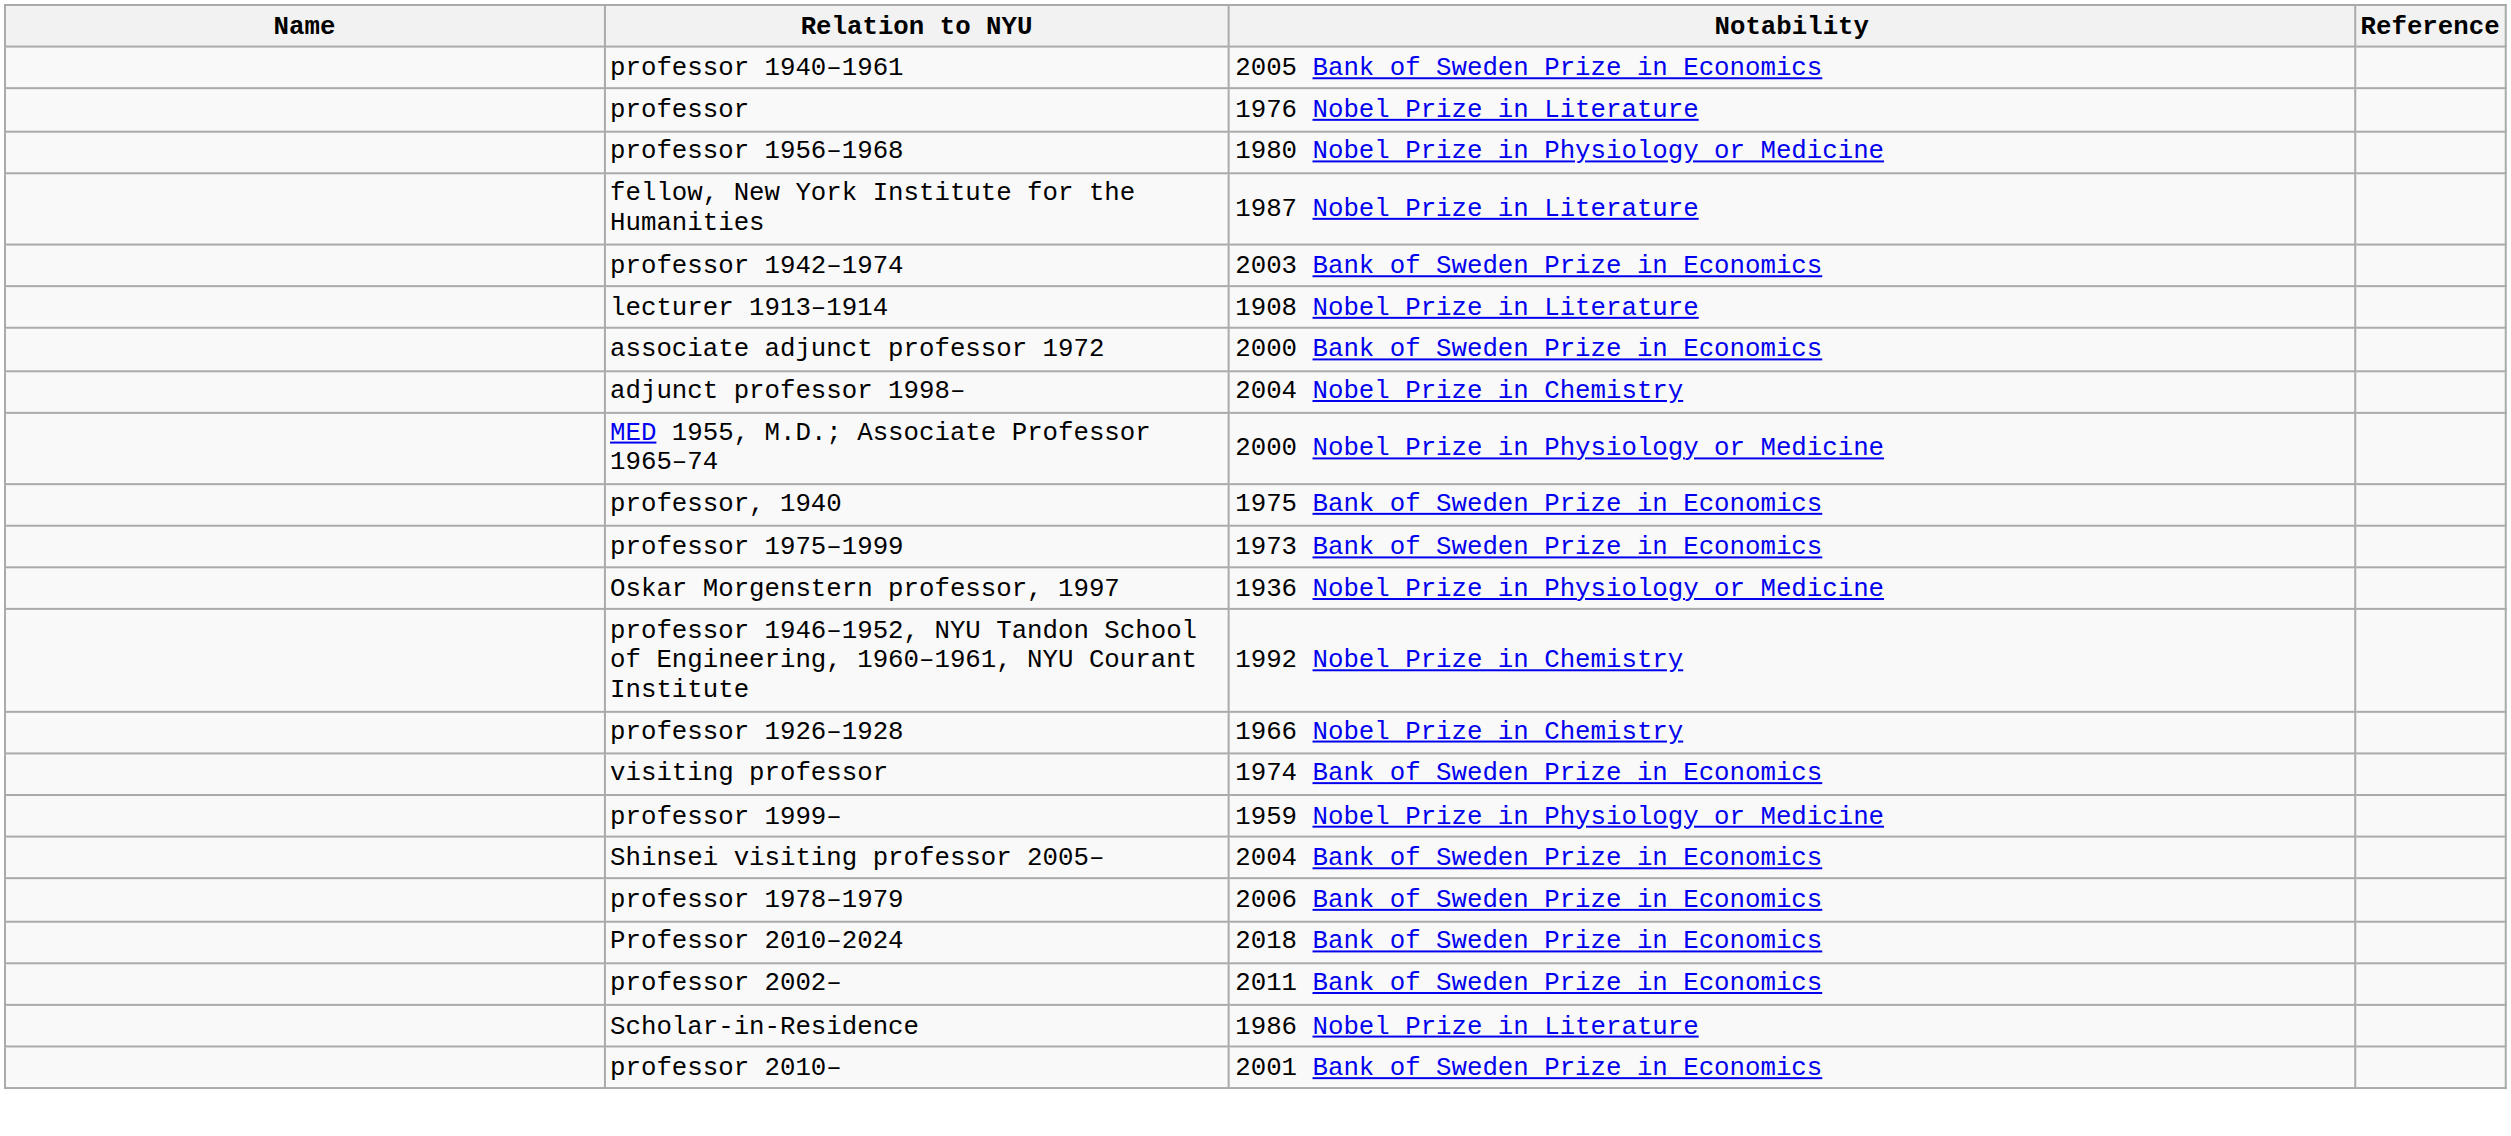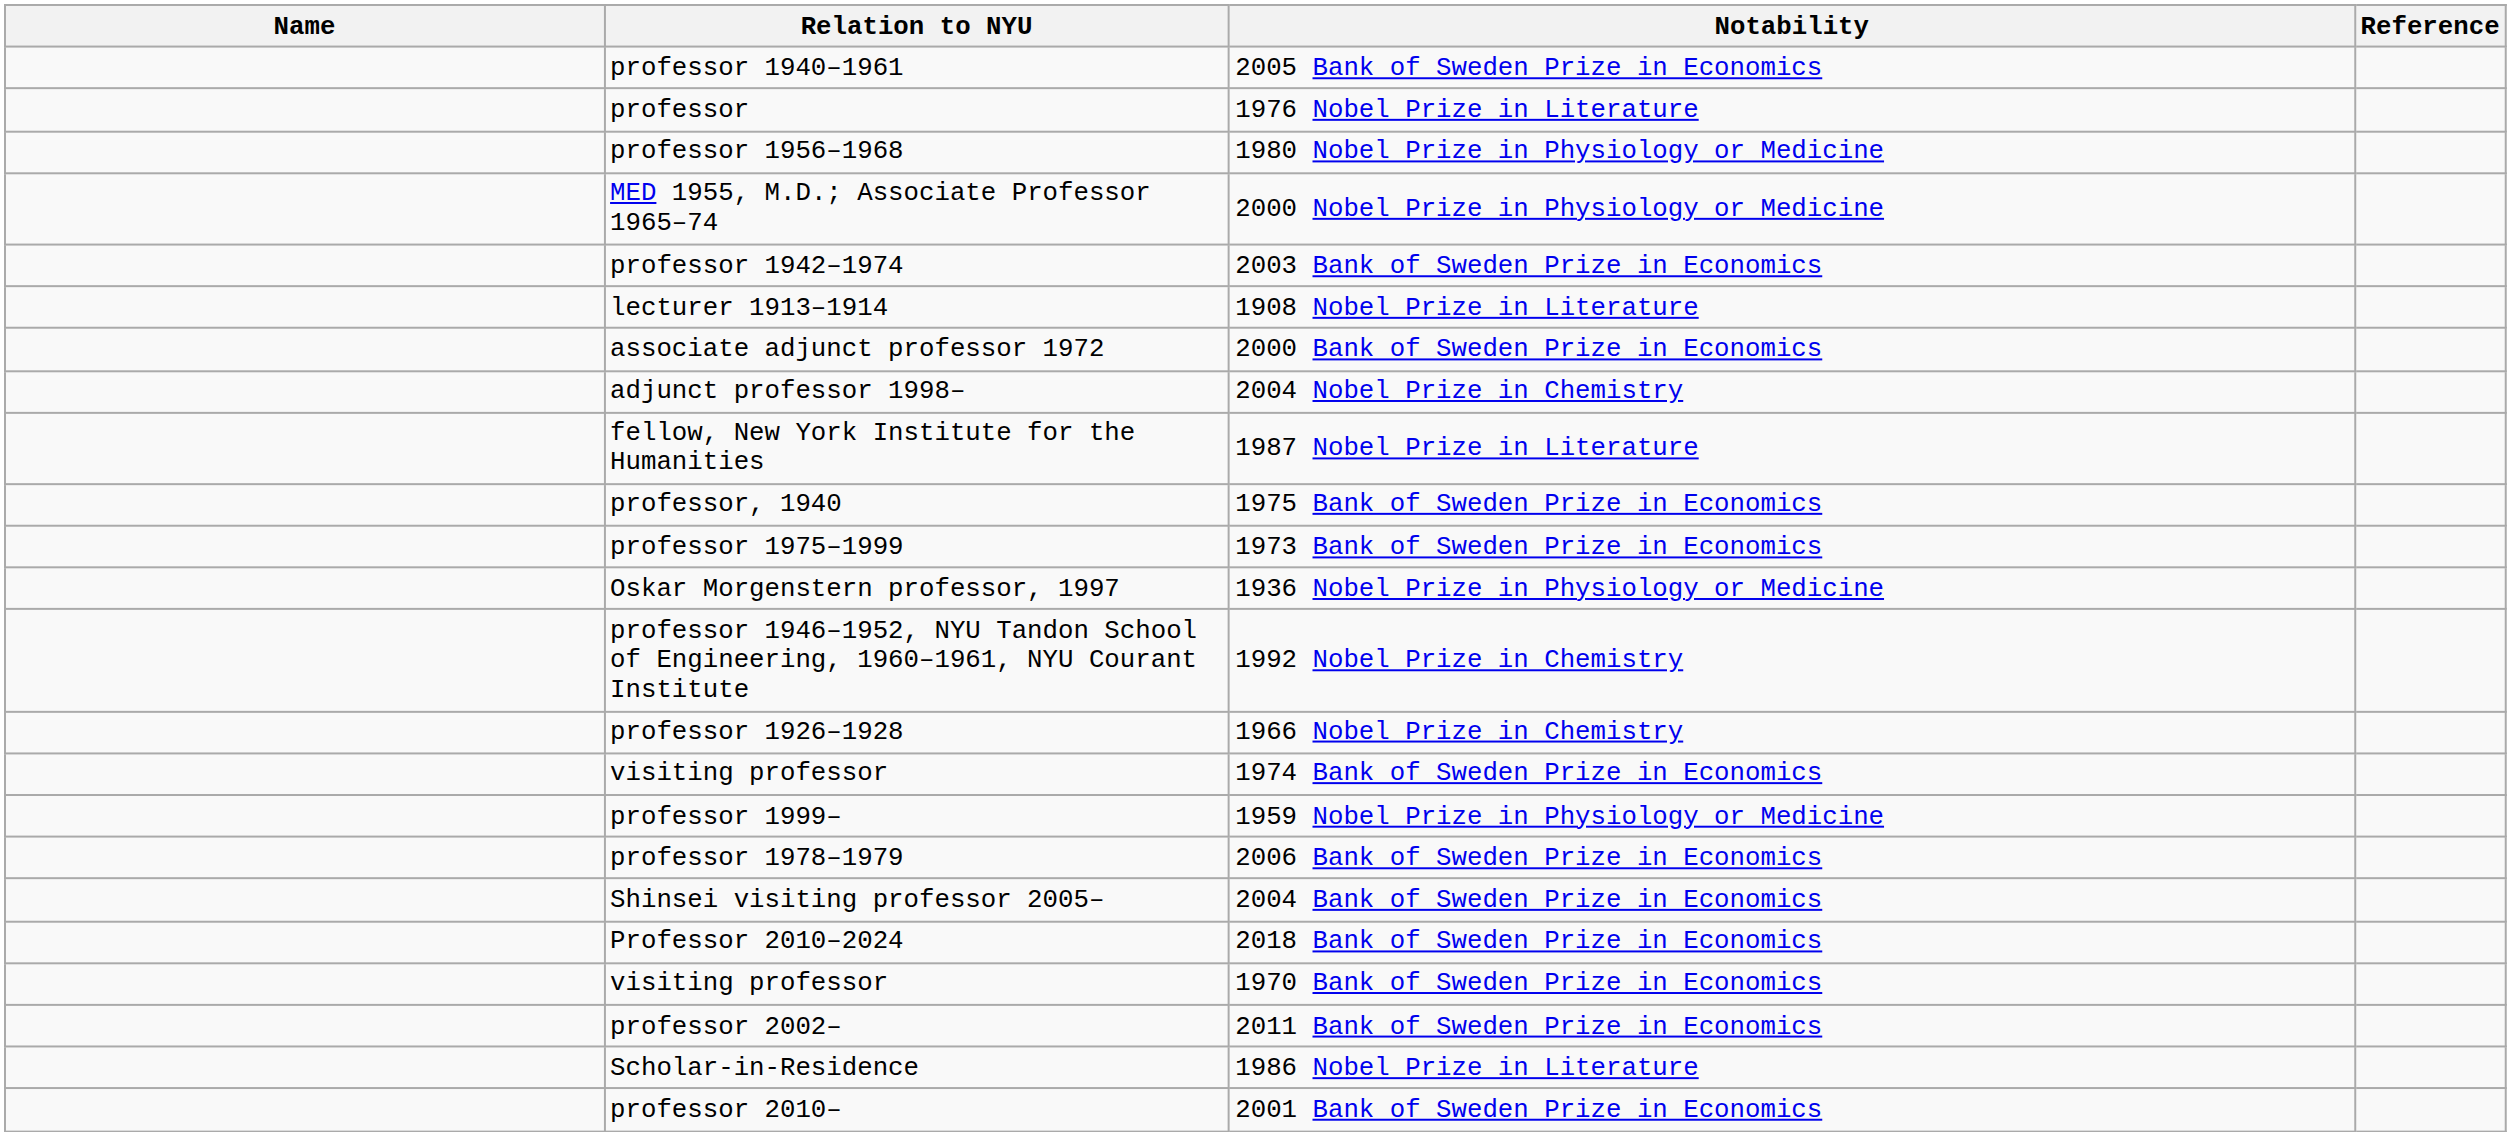rows swapped: (1467, 209) <-> (1560, 448)
rows swapped: (1529, 900) <-> (1529, 858)
+ row: (1529, 984)
